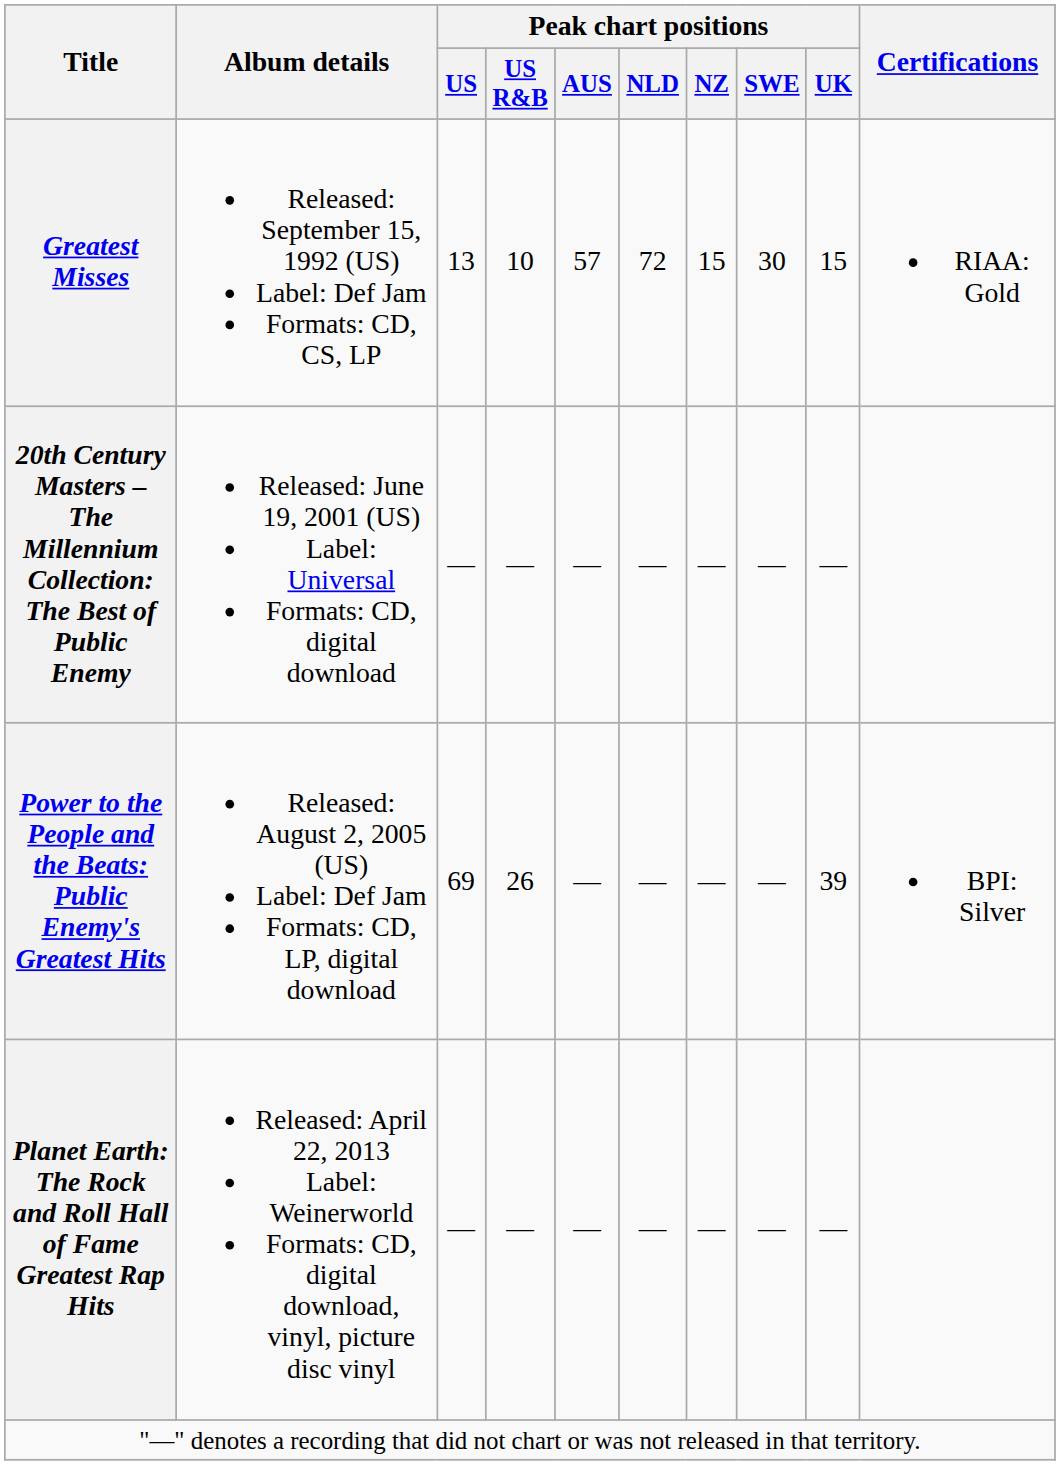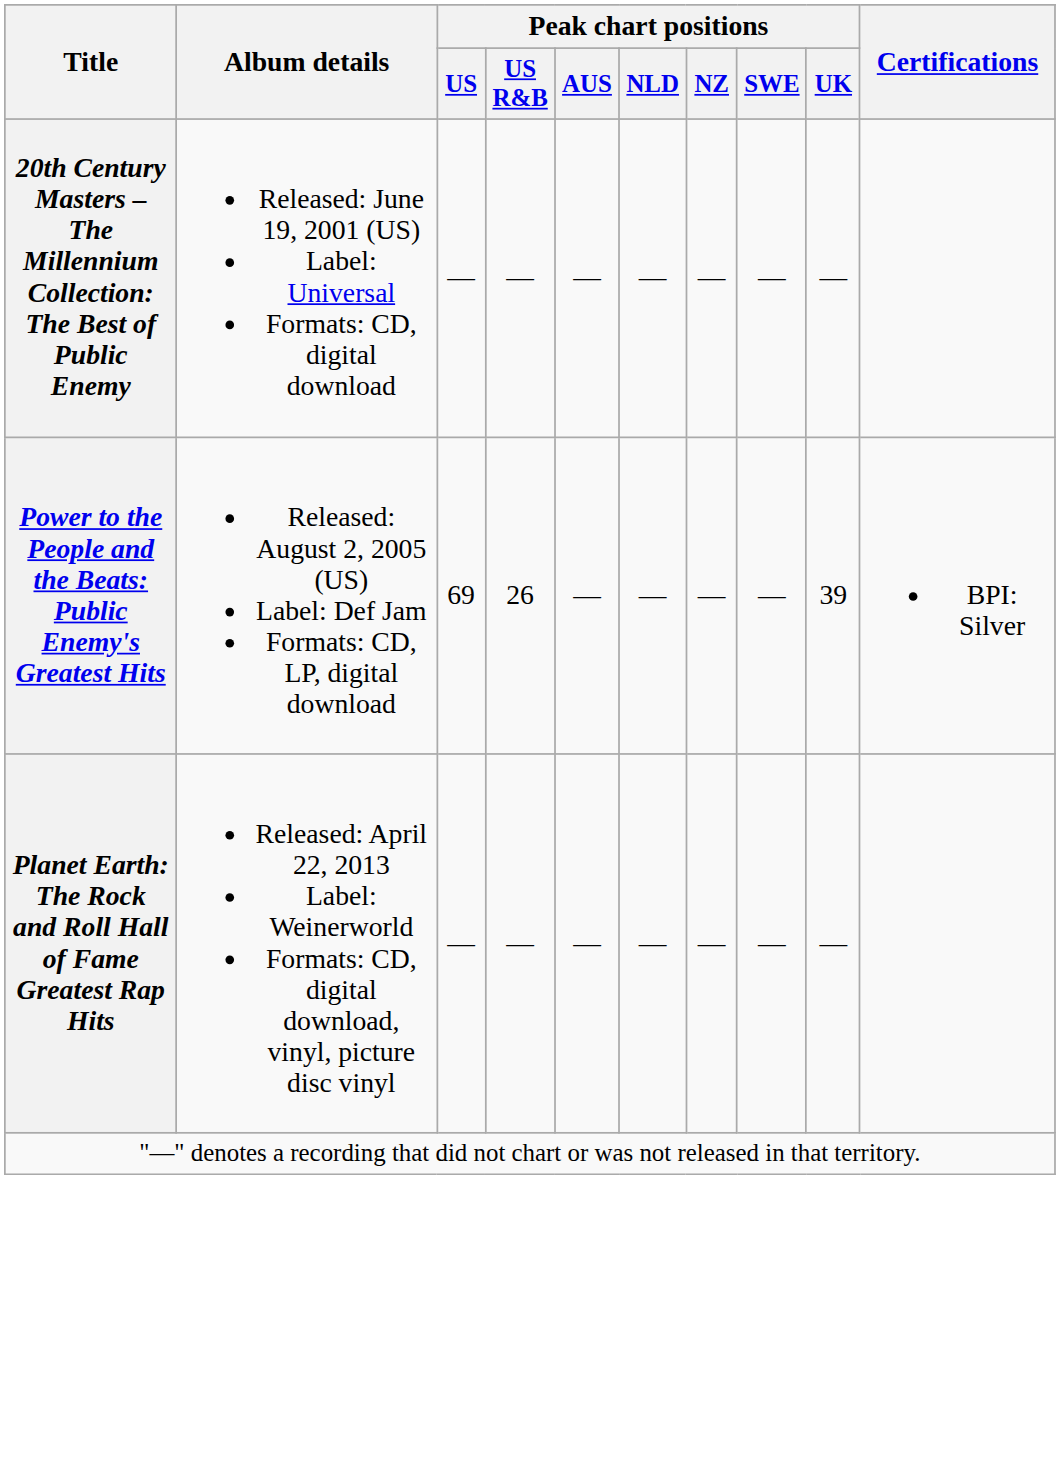- row: (91, 261)
